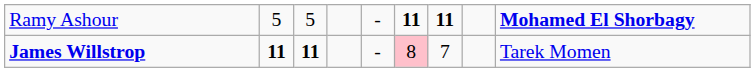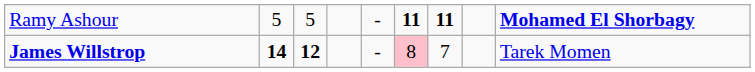(277, 51) 11 -> (277, 51) 14
(310, 51) 11 -> (310, 51) 12
